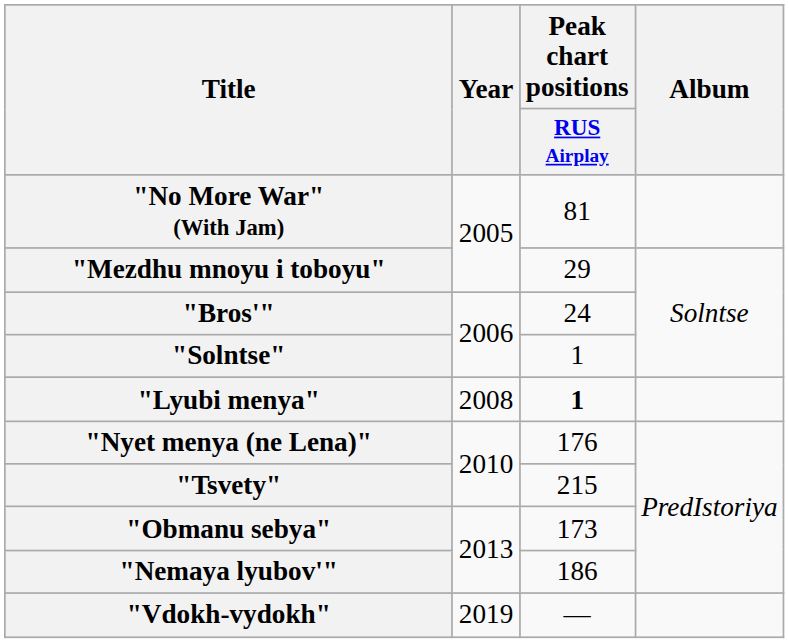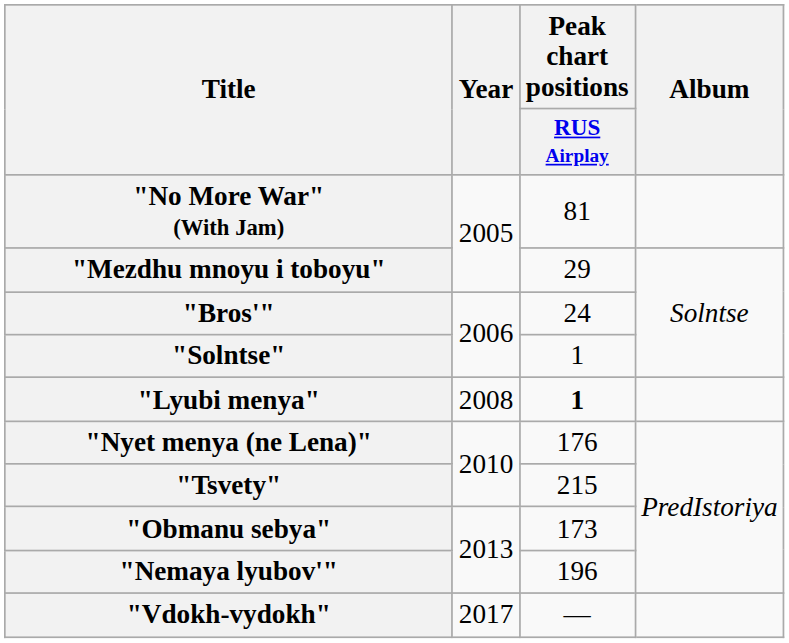(577, 571) 186 -> (577, 571) 196
(486, 614) 2019 -> (486, 614) 2017
